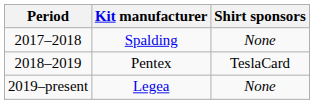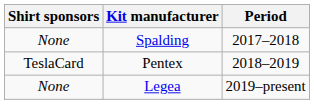columns swapped: (48, 16) <-> (260, 16)
